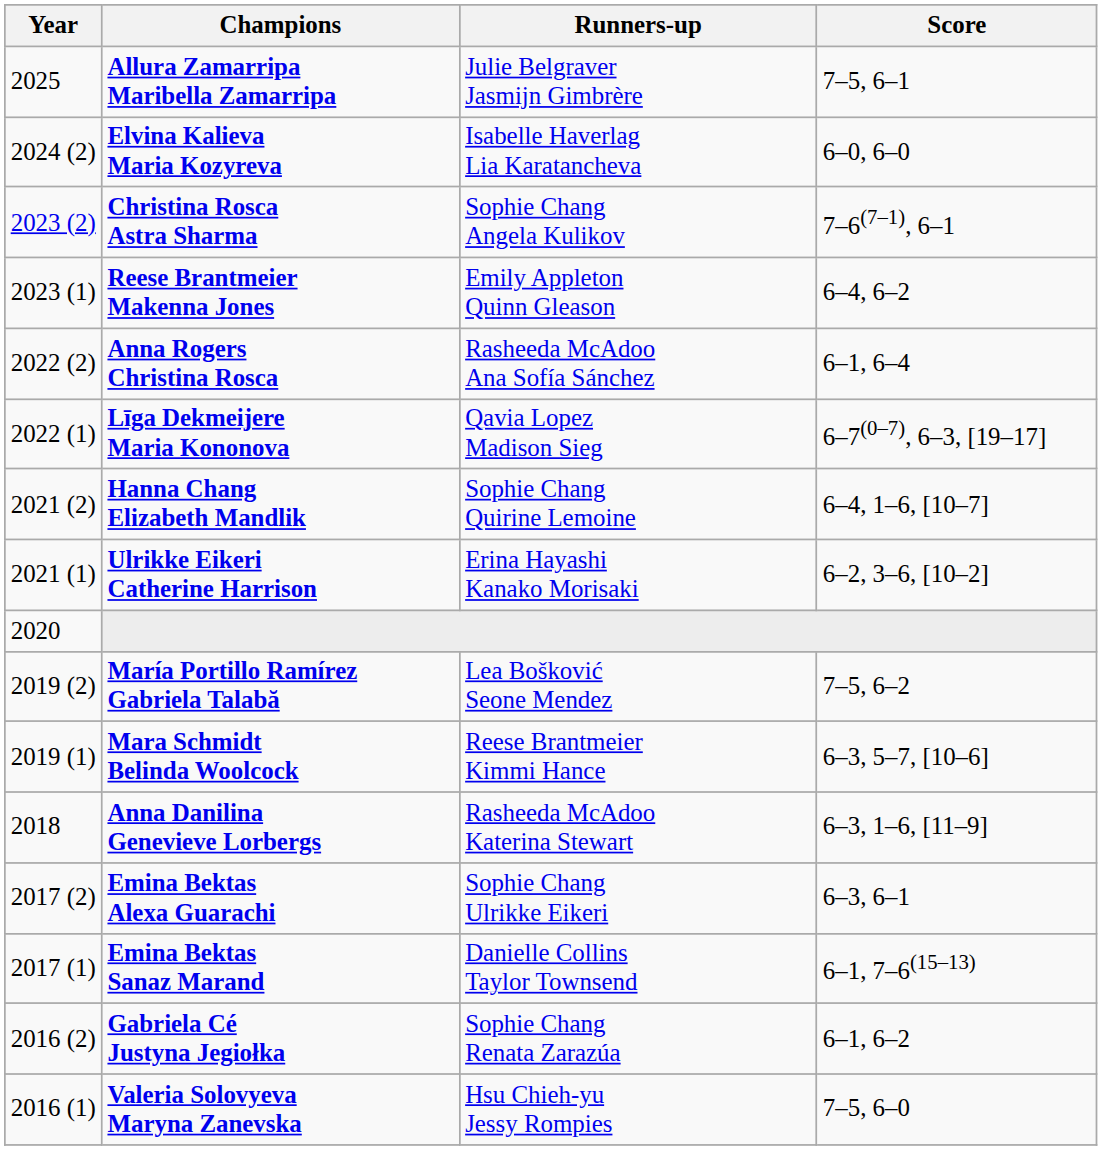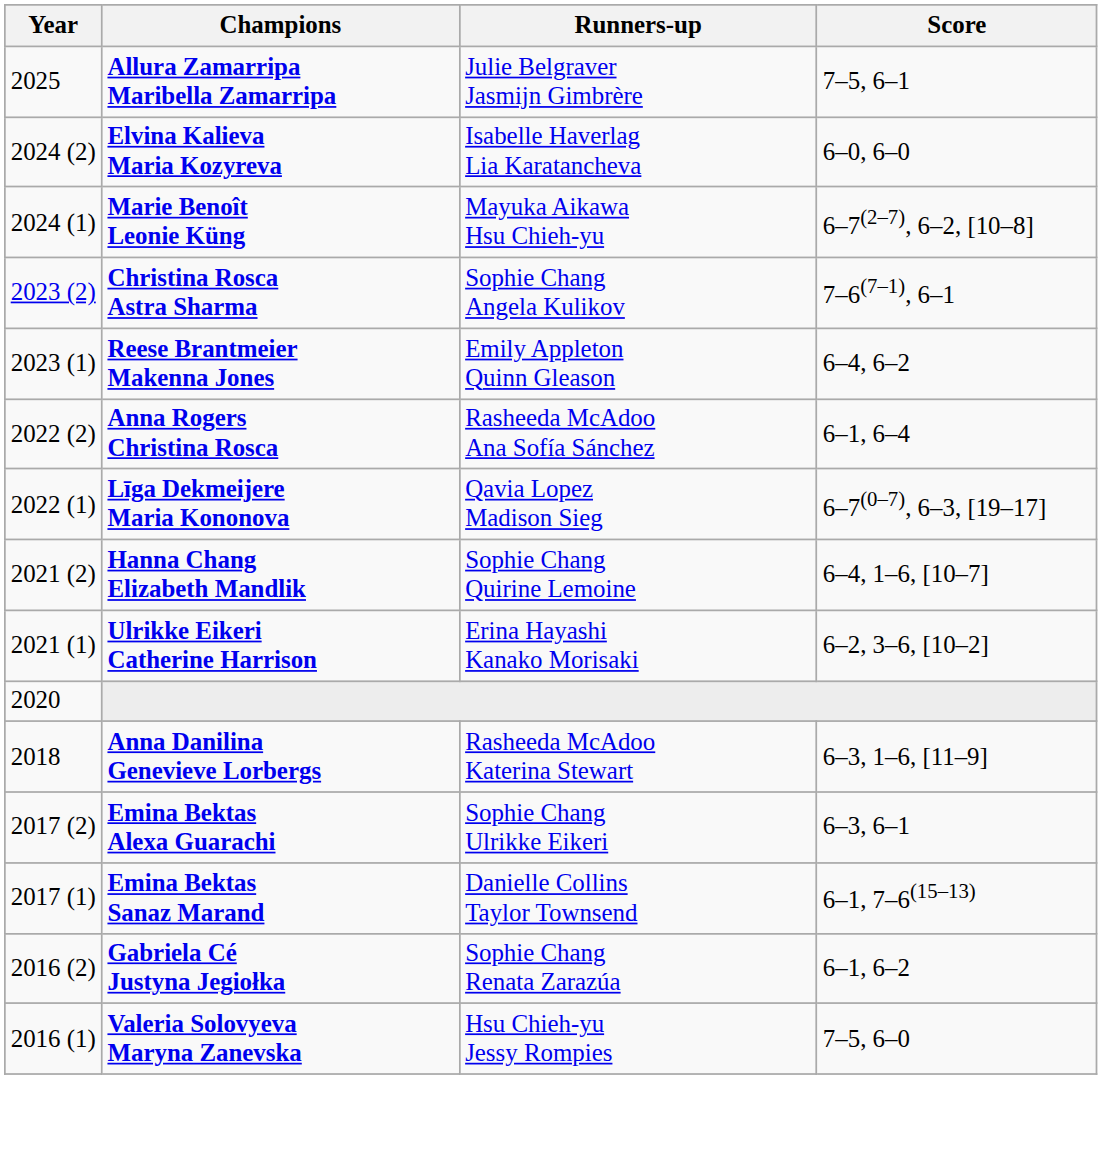+ row: (178, 222)
- row: (232, 686)
- row: (203, 756)
